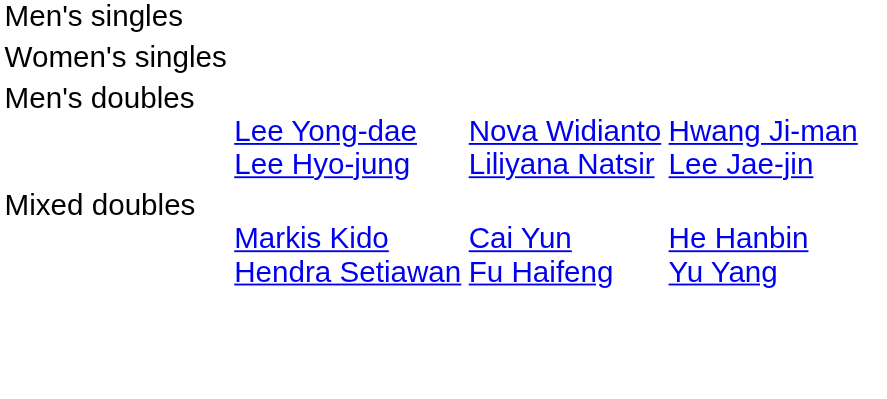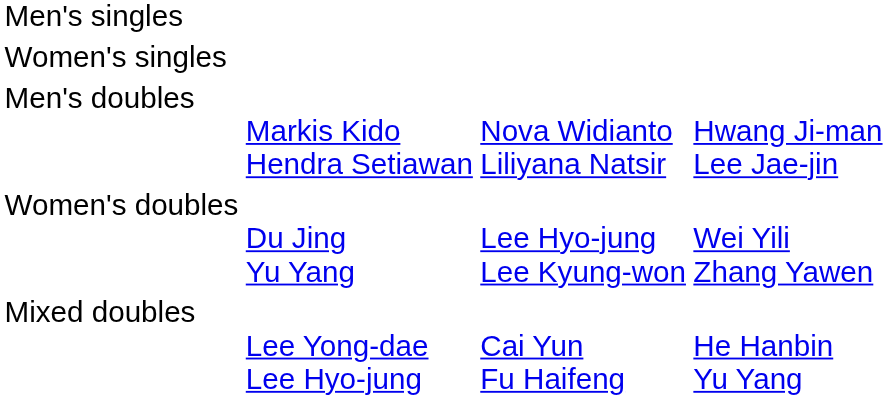(326, 148) Lee Yong-dae Lee Hyo-jung -> (359, 148) Markis Kido Hendra Setiawan
+ row: (121, 205)
(348, 255) Markis Kido Hendra Setiawan -> (337, 362) Lee Yong-dae Lee Hyo-jung
